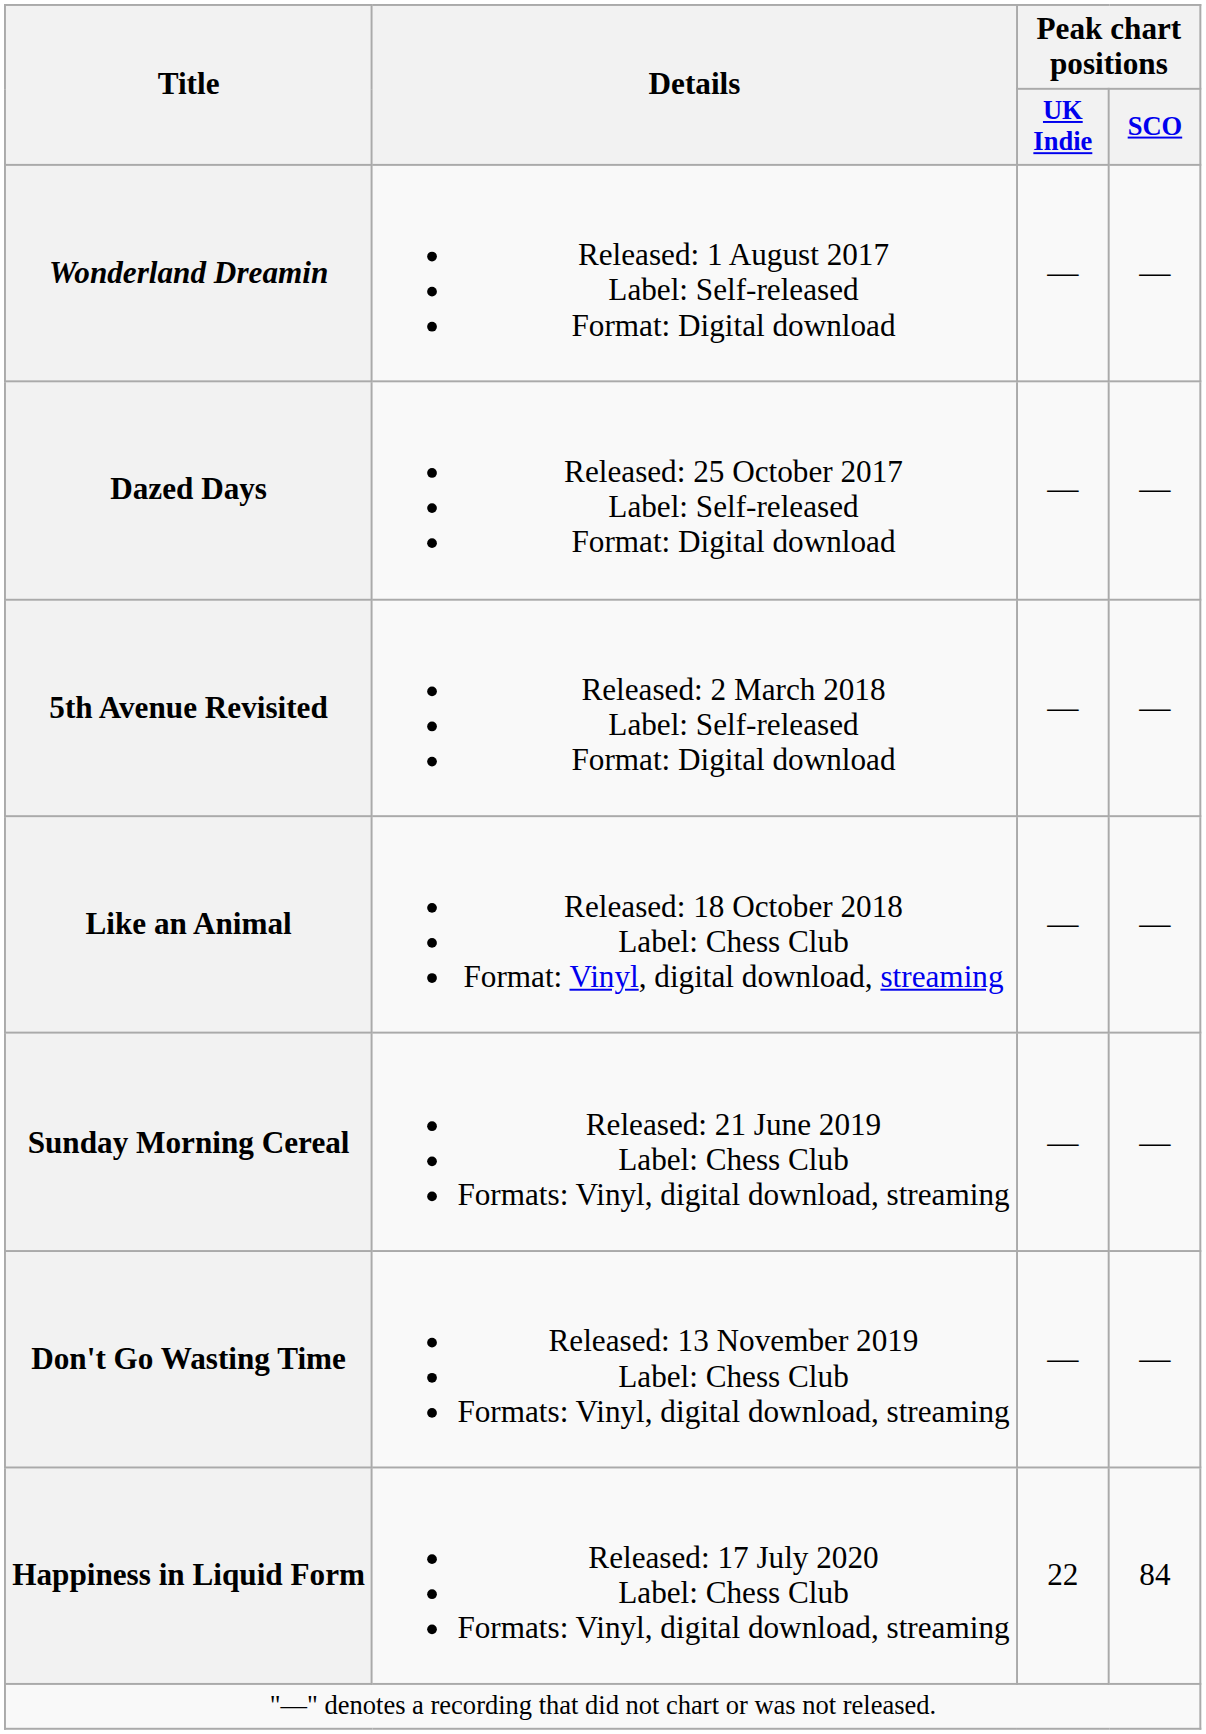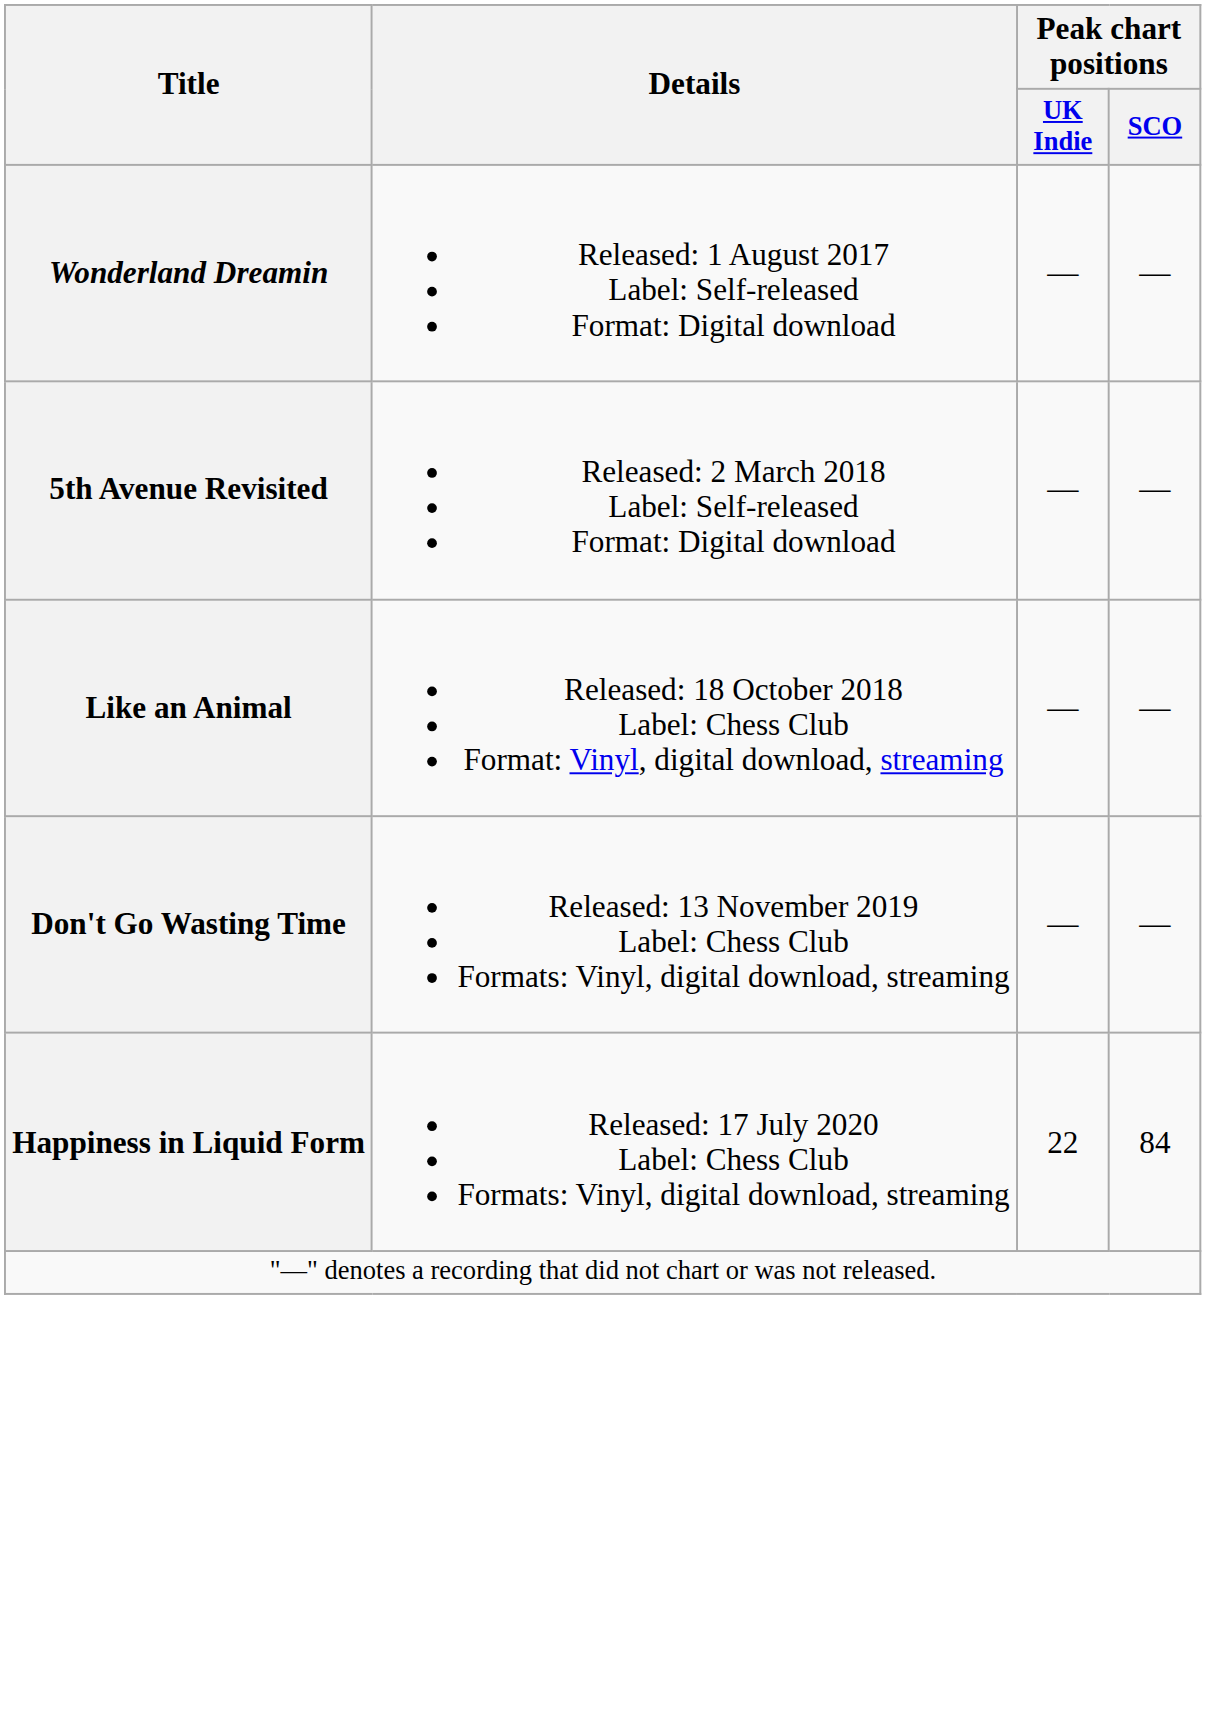- row: (189, 489)
- row: (189, 1141)
